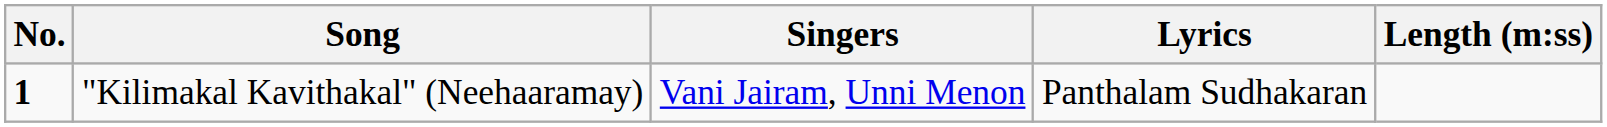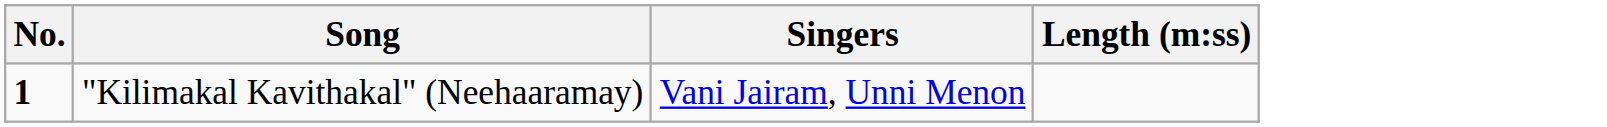- column: (1205, 33)
